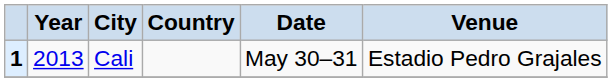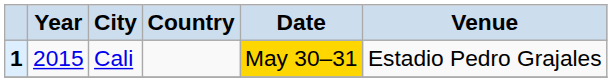(58, 58) 2013 -> (58, 58) 2015
(301, 58) no background -> (301, 58) gold background
